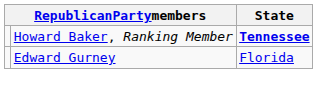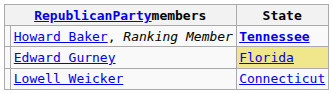(267, 57) no background -> (267, 57) khaki background
+ row: (69, 79)
